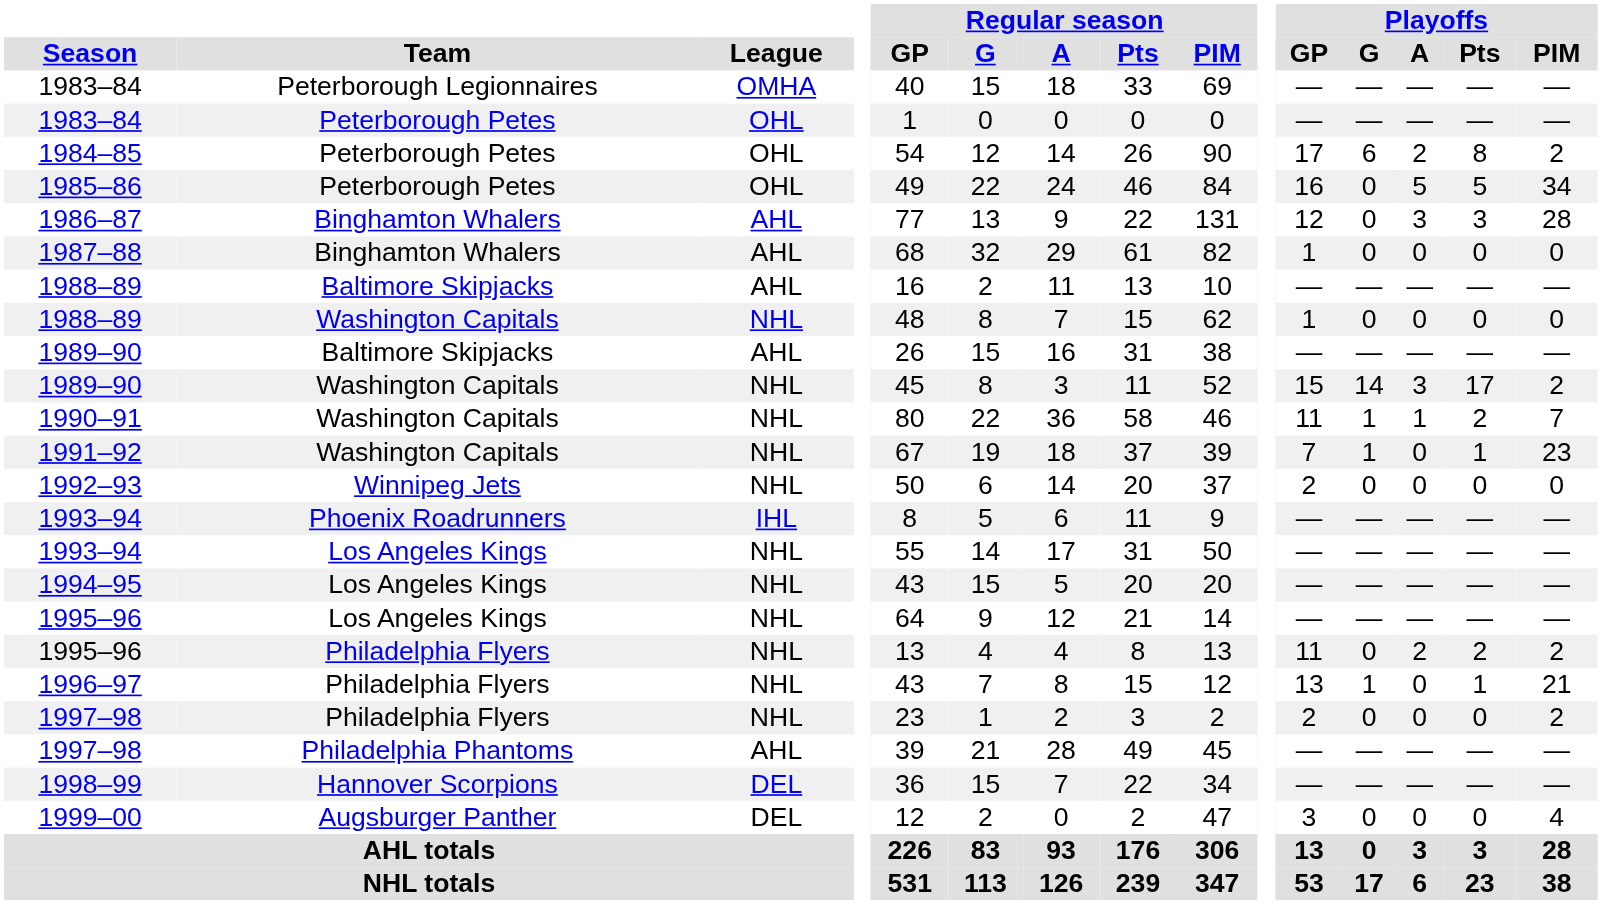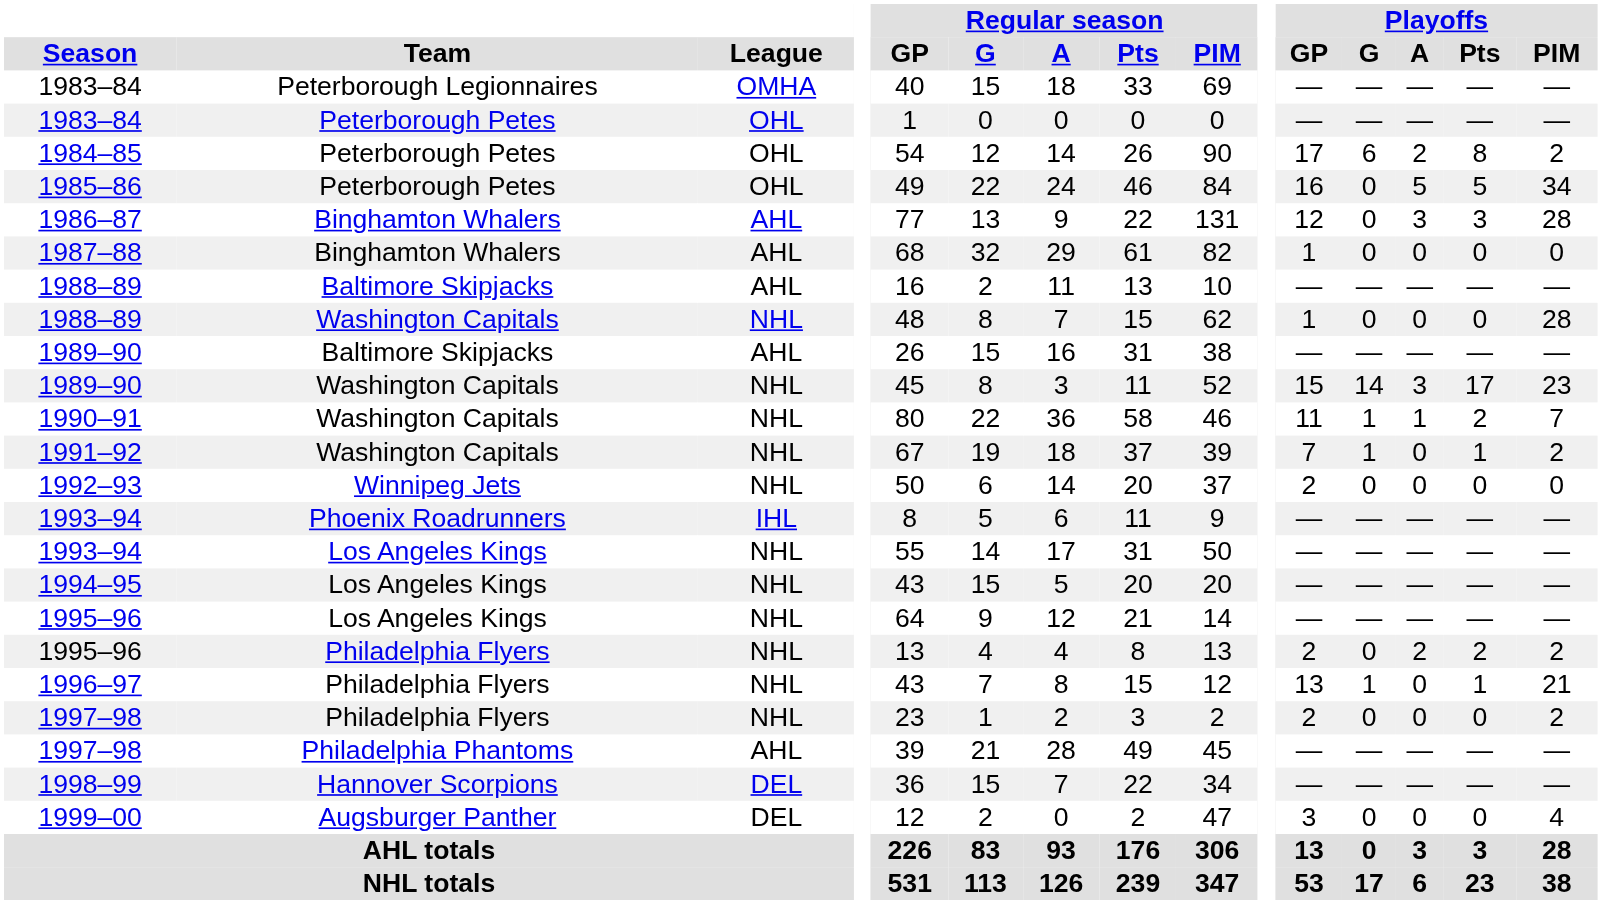(1557, 319) 0 -> (1557, 319) 28
(1557, 385) 2 -> (1557, 385) 23
(1557, 451) 23 -> (1557, 451) 2
(1309, 651) 11 -> (1309, 651) 2
